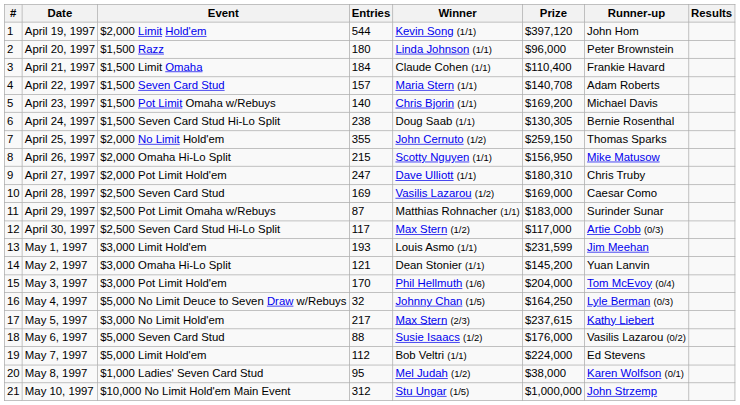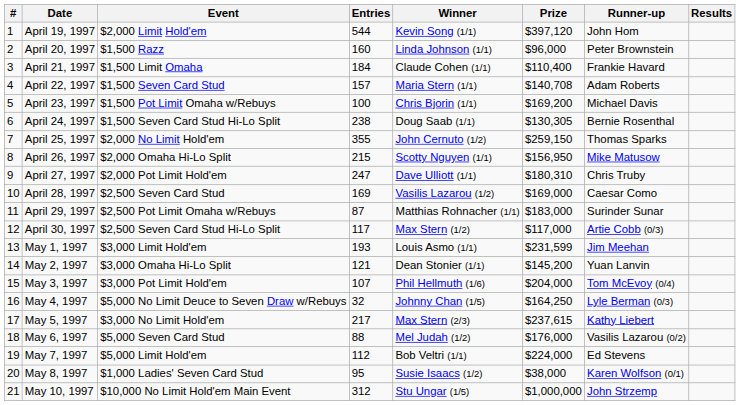(361, 49) 180 -> (361, 49) 160
(361, 103) 140 -> (361, 103) 100
(361, 283) 170 -> (361, 283) 107
(439, 337) Susie Isaacs (1/2) -> (433, 337) Mel Judah (1/2)
(433, 373) Mel Judah (1/2) -> (439, 373) Susie Isaacs (1/2)
